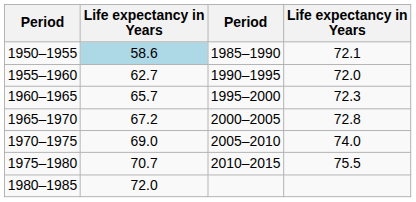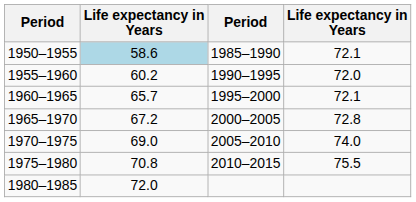(144, 75) 62.7 -> (144, 75) 60.2
(347, 97) 72.3 -> (347, 97) 72.1
(144, 163) 70.7 -> (144, 163) 70.8
